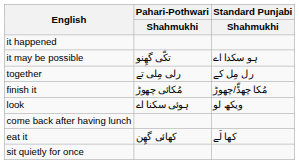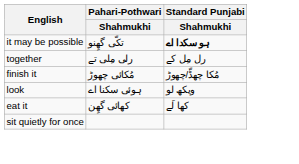- row: (32, 42)
(235, 58) normal -> (188, 43) bold
- row: (69, 121)
